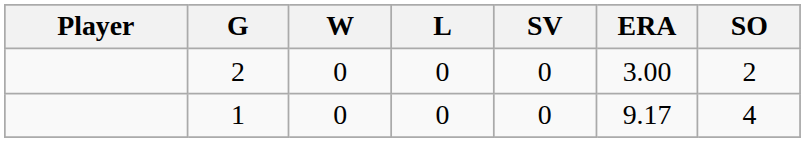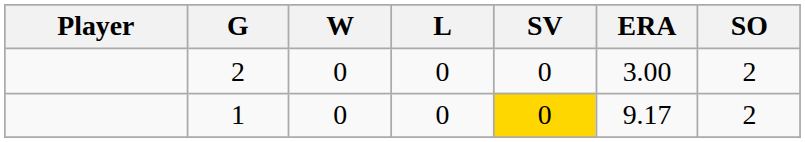(545, 114) no background -> (545, 114) gold background
(749, 114) 4 -> (749, 114) 2
